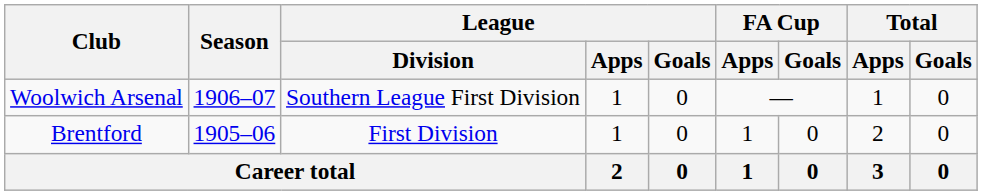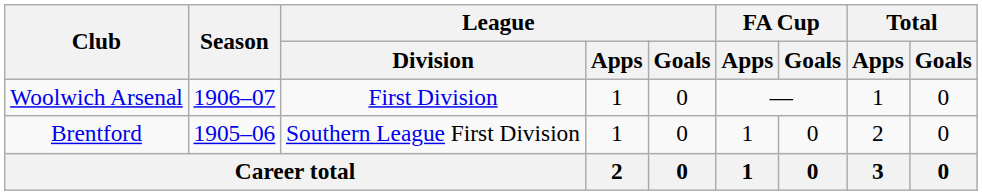(433, 97) Southern League First Division -> (433, 97) First Division
(433, 134) First Division -> (433, 134) Southern League First Division
